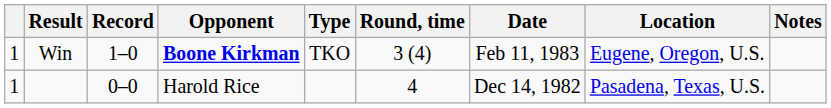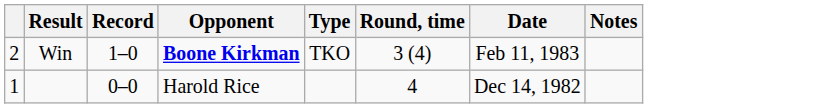- column: (677, 21)
(14, 53) 1 -> (14, 53) 2
